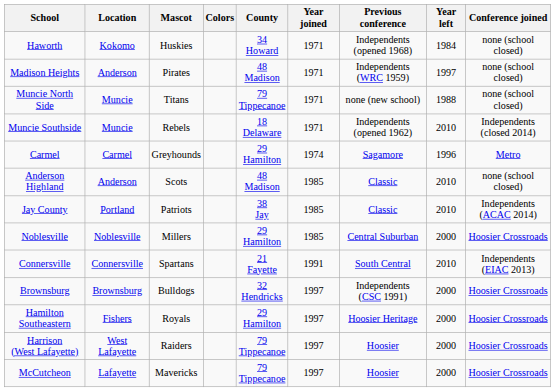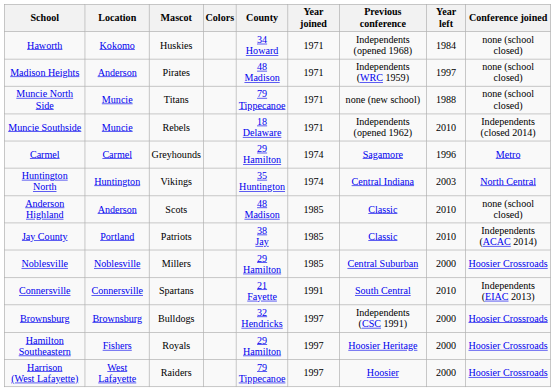+ row: (45, 182)
- row: (45, 373)
